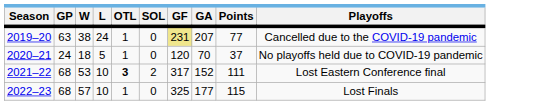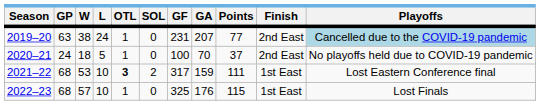+ column: (281, 16)
(180, 37) khaki background -> (180, 37) no background
(371, 37) no background -> (421, 37) lightblue background
(180, 55) 120 -> (180, 55) 100
(204, 73) 152 -> (204, 73) 159
(204, 91) 177 -> (204, 91) 176
